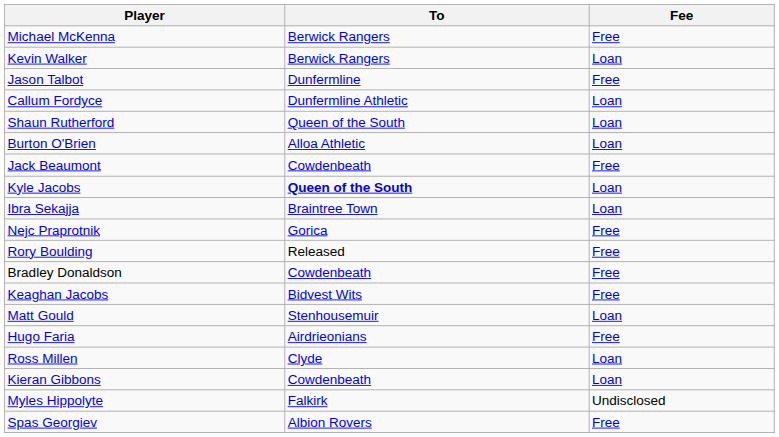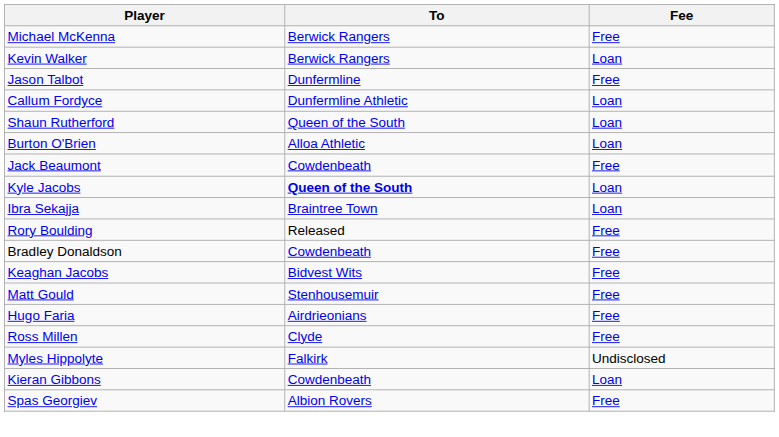- row: (54, 229)
(607, 315) Loan -> (606, 294) Free
(607, 358) Loan -> (606, 337) Free
rows swapped: (55, 401) <-> (54, 379)
